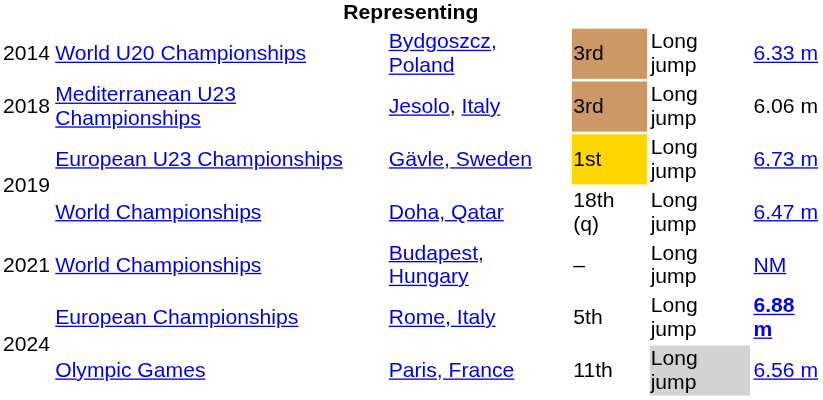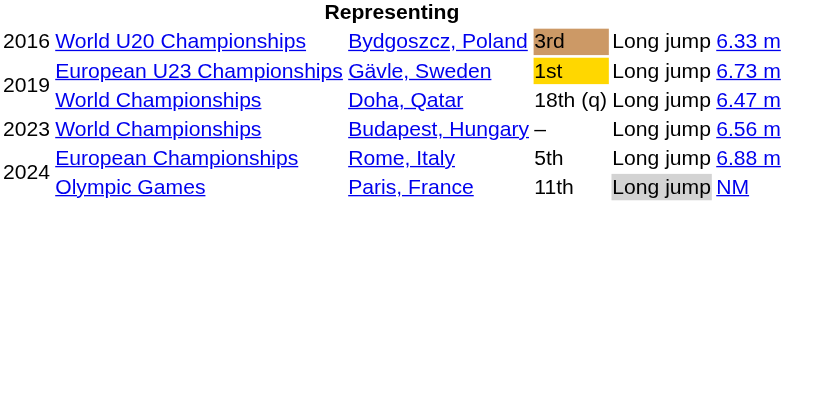(26, 53) 2014 -> (26, 41) 2016
- row: (445, 106)
(26, 264) 2021 -> (26, 128) 2023
(770, 264) NM -> (749, 128) 6.56 m
(774, 317) bold -> (749, 157) normal
(786, 370) 6.56 m -> (733, 186) NM
